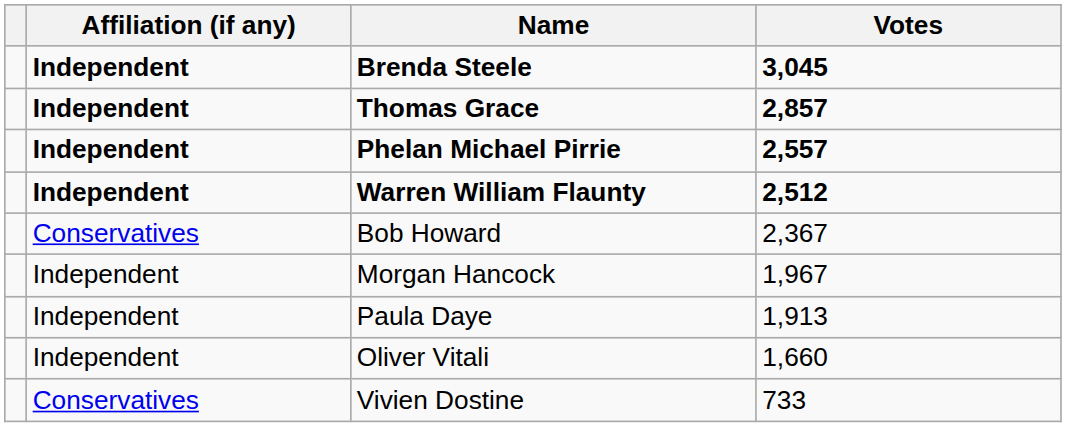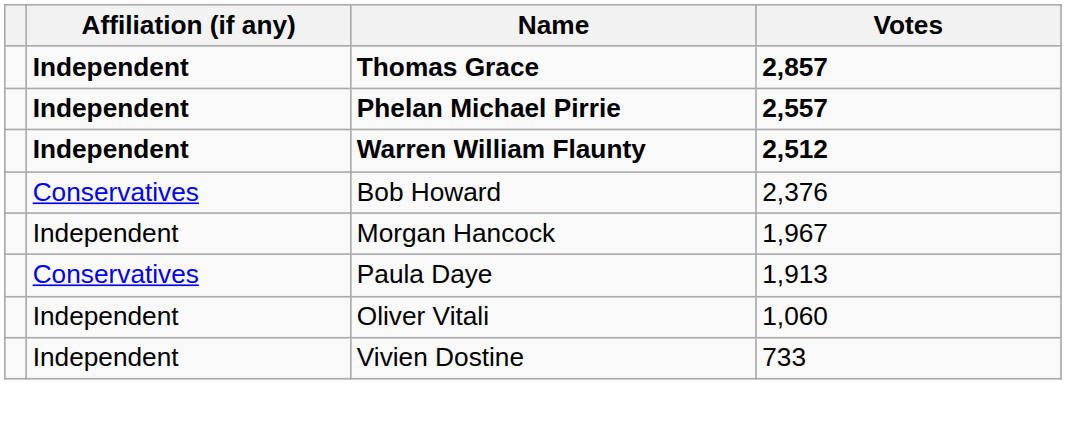- row: (444, 66)
(795, 233) 2,367 -> (795, 191) 2,376
(106, 316) Independent -> (116, 274) Conservatives
(795, 358) 1,660 -> (795, 316) 1,060
(116, 399) Conservatives -> (106, 358) Independent
